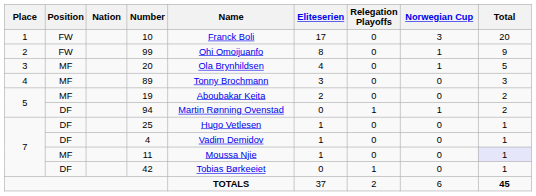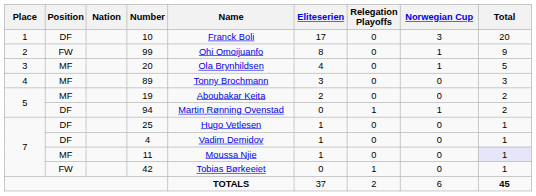(66, 37) FW -> (66, 37) DF
(66, 169) DF -> (66, 169) FW
